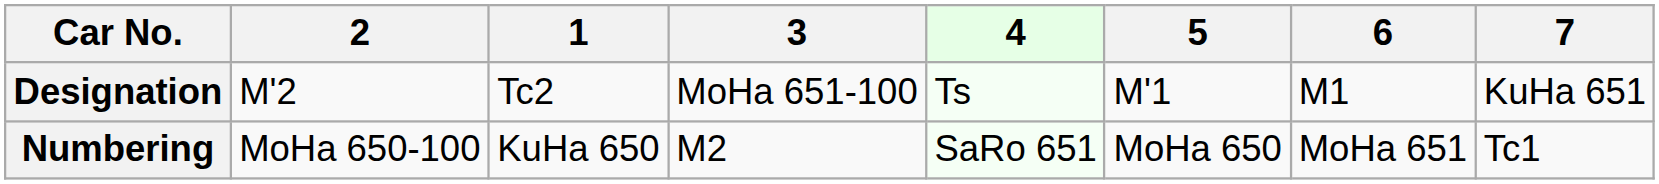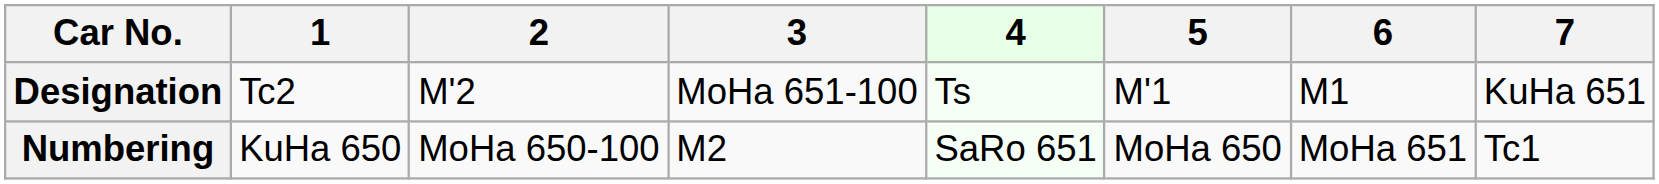columns swapped: (578, 33) <-> (360, 33)
